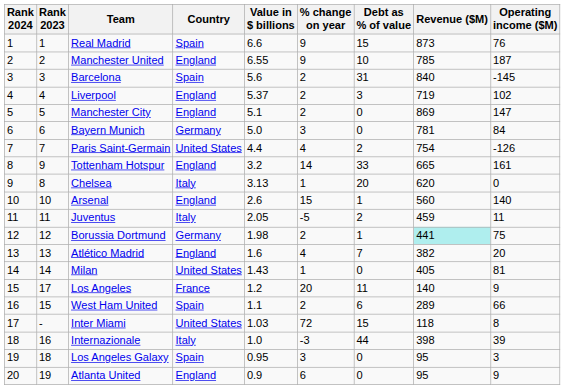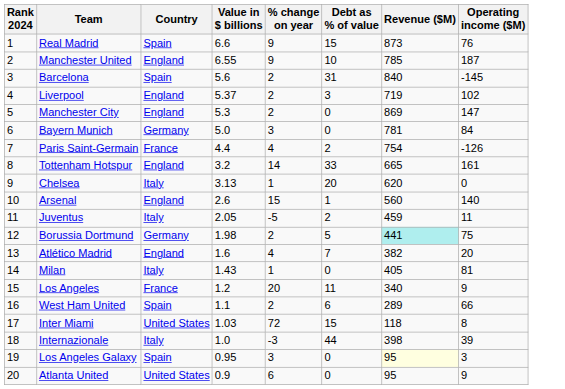- column: (52, 19)
(255, 113) 5.1 -> (223, 113) 5.3
(209, 148) United States -> (161, 148) France
(360, 235) 1 -> (327, 235) 5
(209, 270) United States -> (154, 270) Italy
(425, 288) 140 -> (393, 288) 340
(422, 358) no background -> (390, 358) lightyellow background
(196, 375) England -> (177, 375) United States
